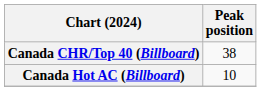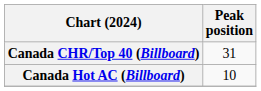(229, 53) 38 -> (229, 53) 31
